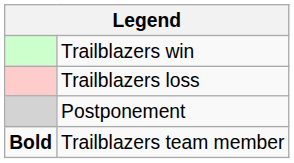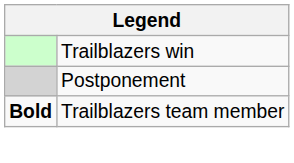- row: (130, 81)
